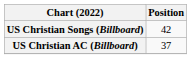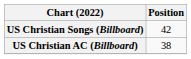(166, 45) 37 -> (166, 45) 38
